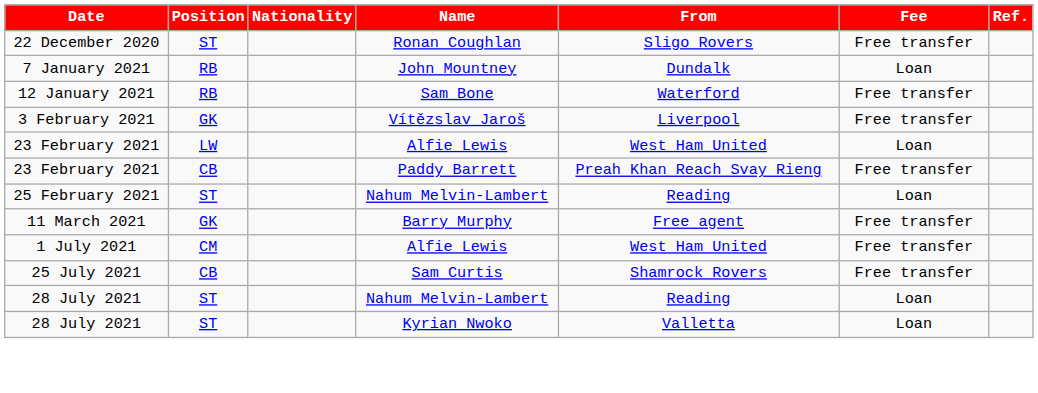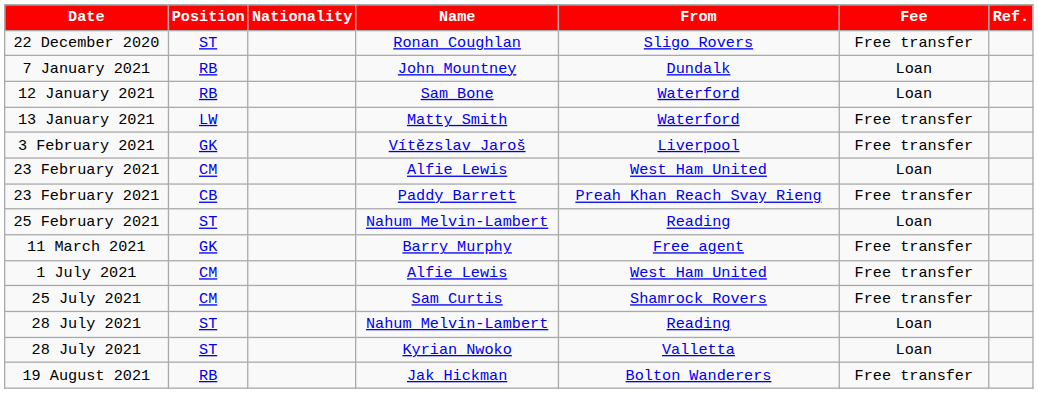(914, 94) Free transfer -> (914, 94) Loan
+ row: (86, 119)
(208, 145) LW -> (208, 170) CM
(208, 273) CB -> (208, 298) CM
+ row: (86, 375)
